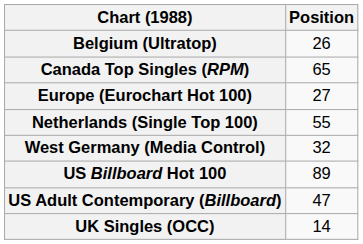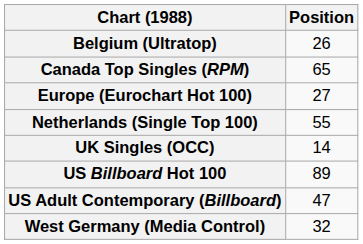rows swapped: (145, 226) <-> (145, 148)
